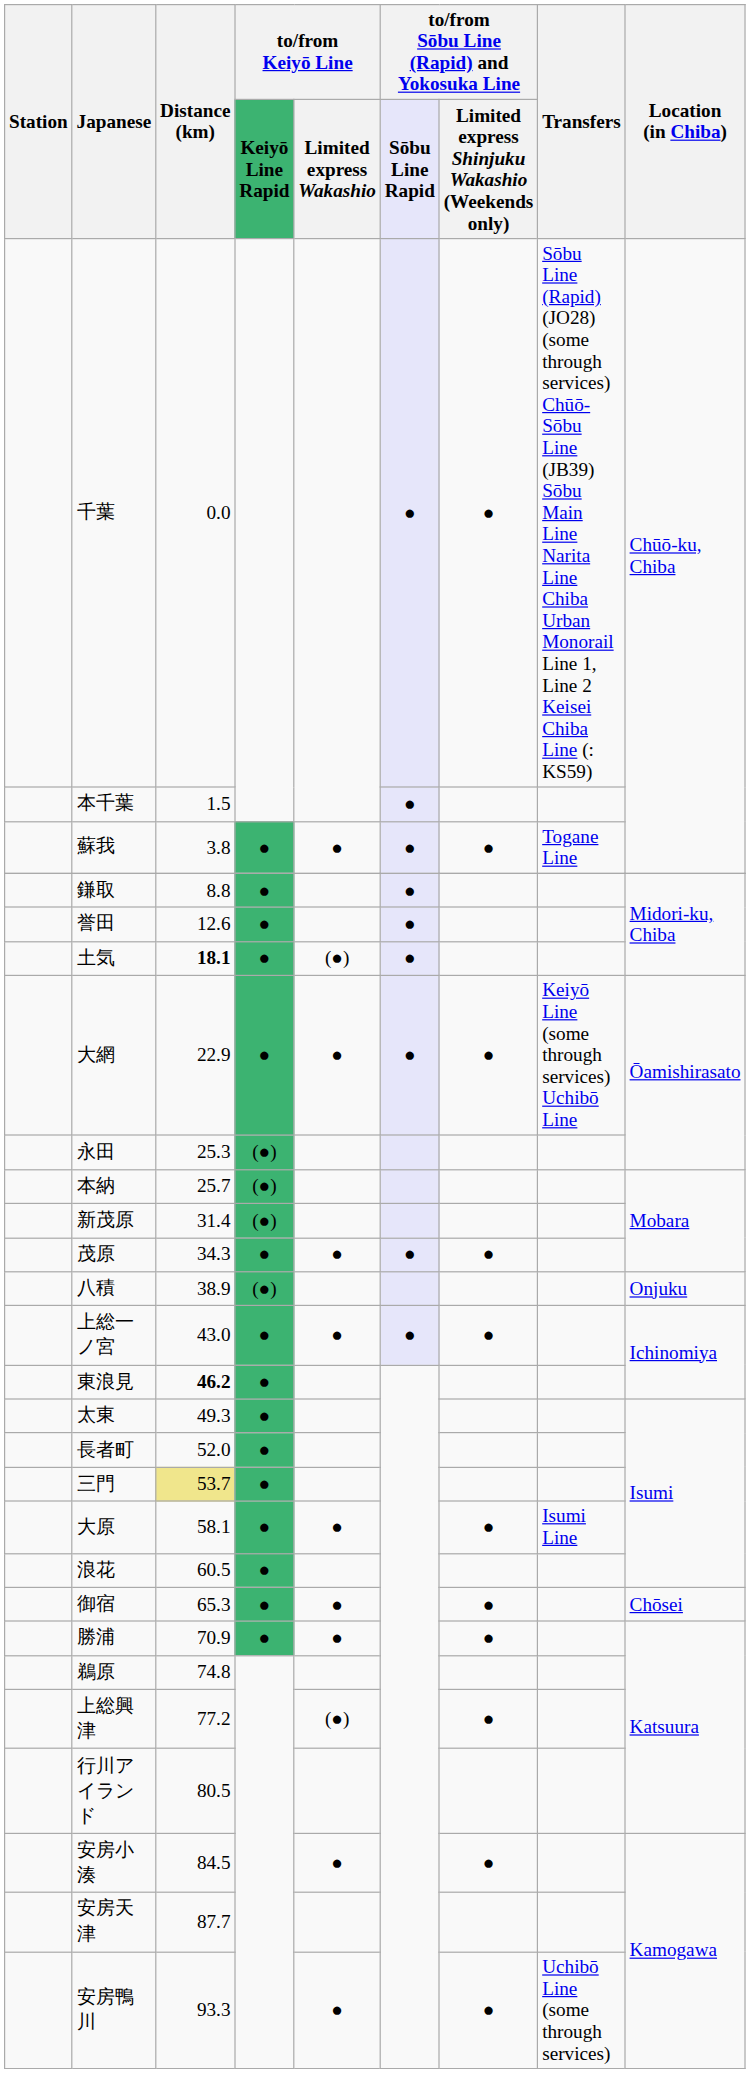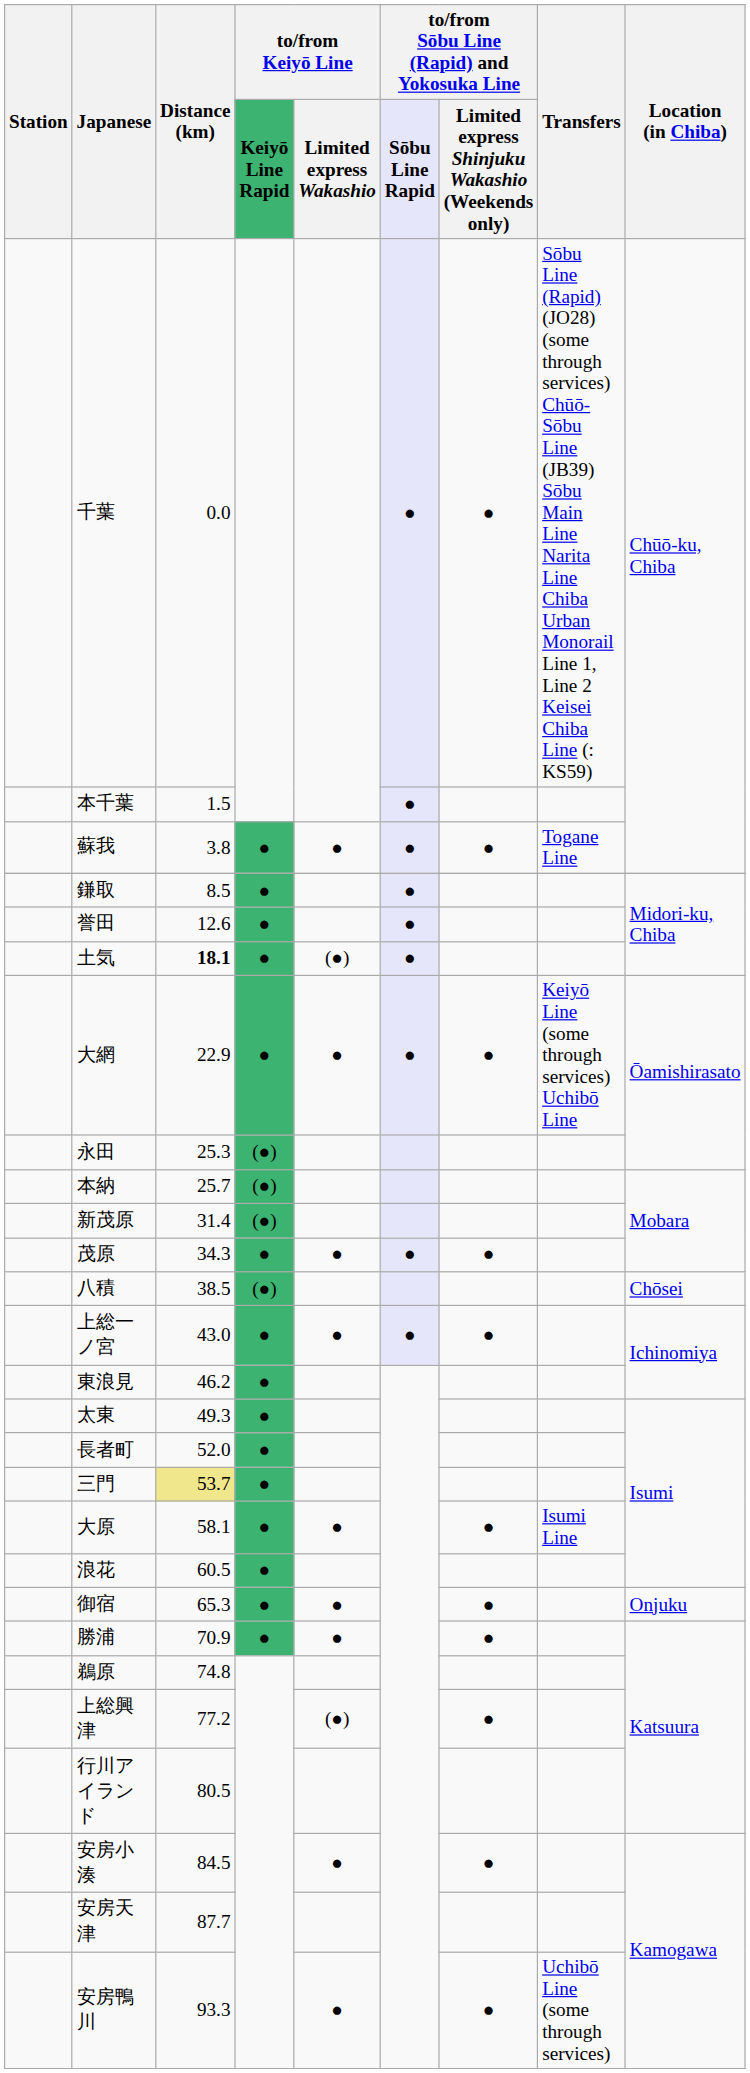(218, 890) 8.8 -> (218, 890) 8.5
(214, 1288) 38.9 -> (214, 1288) 38.5
(658, 1288) Onjuku -> (656, 1288) Chōsei
(214, 1381) bold -> (214, 1381) normal
(656, 1604) Chōsei -> (658, 1604) Onjuku
